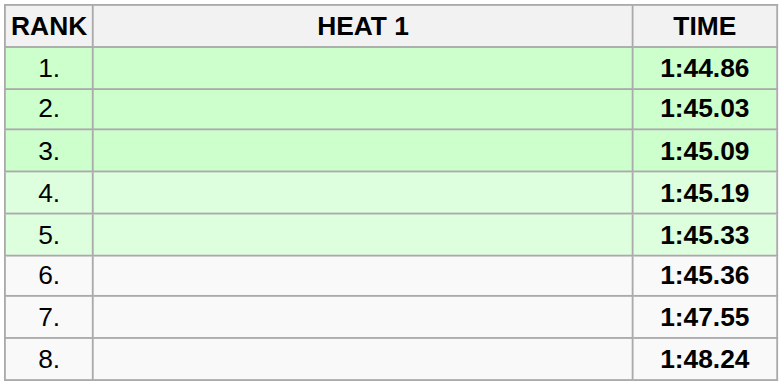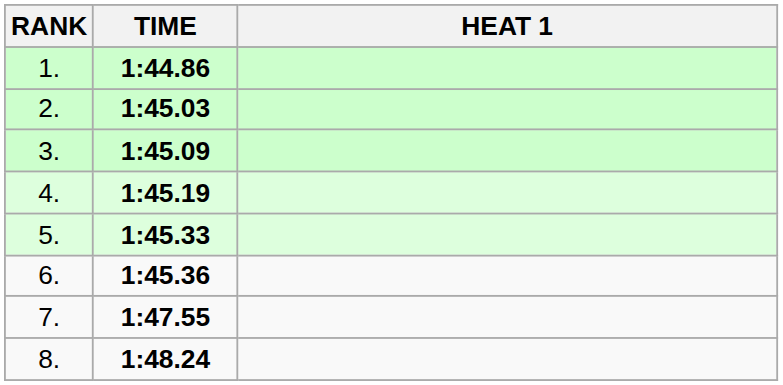columns swapped: (363, 26) <-> (705, 26)
